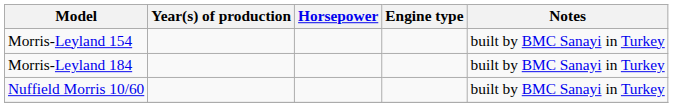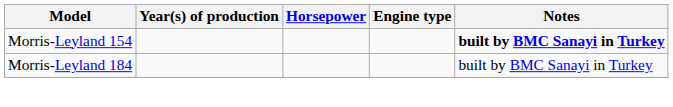(568, 41) normal -> (562, 41) bold
- row: (76, 89)
